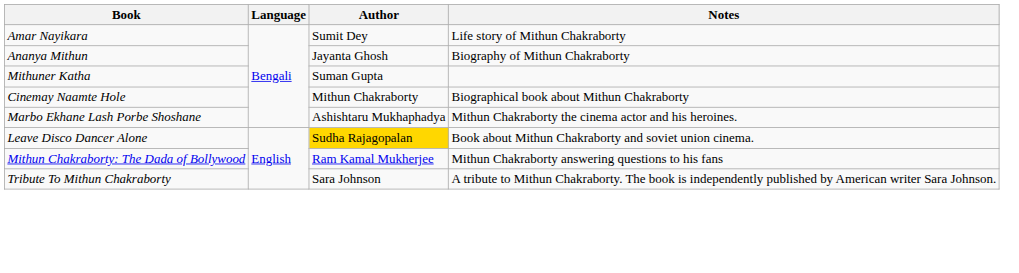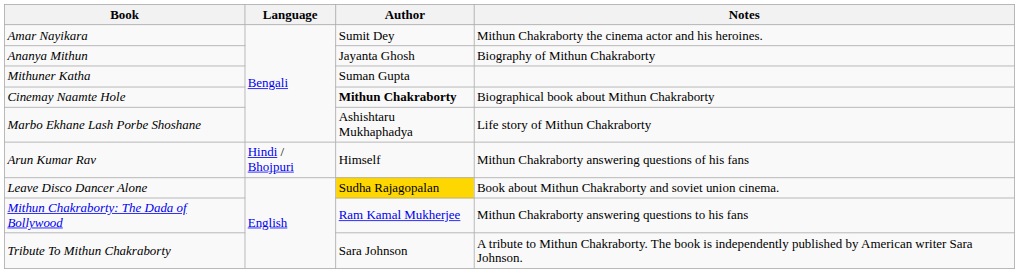(539, 35) Life story of Mithun Chakraborty -> (620, 35) Mithun Chakraborty the cinema actor and his heroines.
(365, 96) normal -> (398, 96) bold
(594, 117) Mithun Chakraborty the cinema actor and his heroines. -> (564, 124) Life story of Mithun Chakraborty
+ row: (52, 159)
